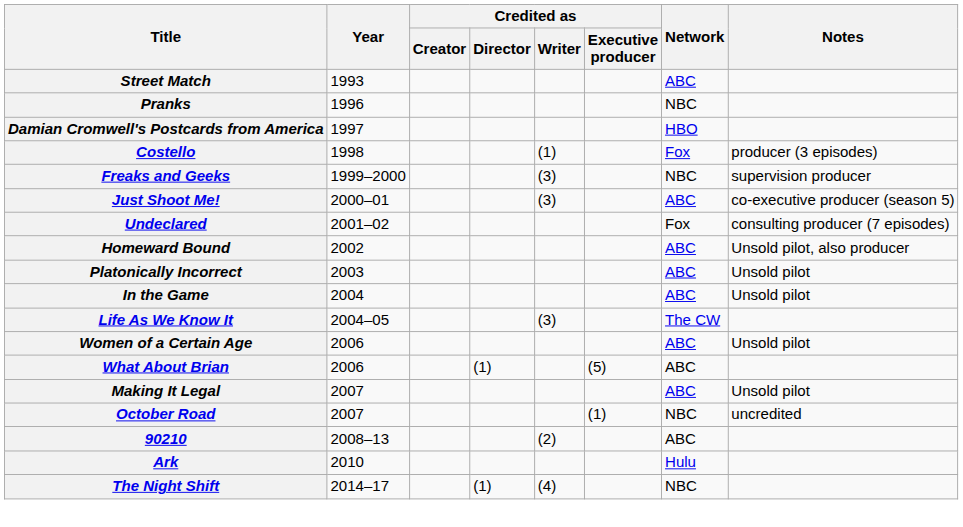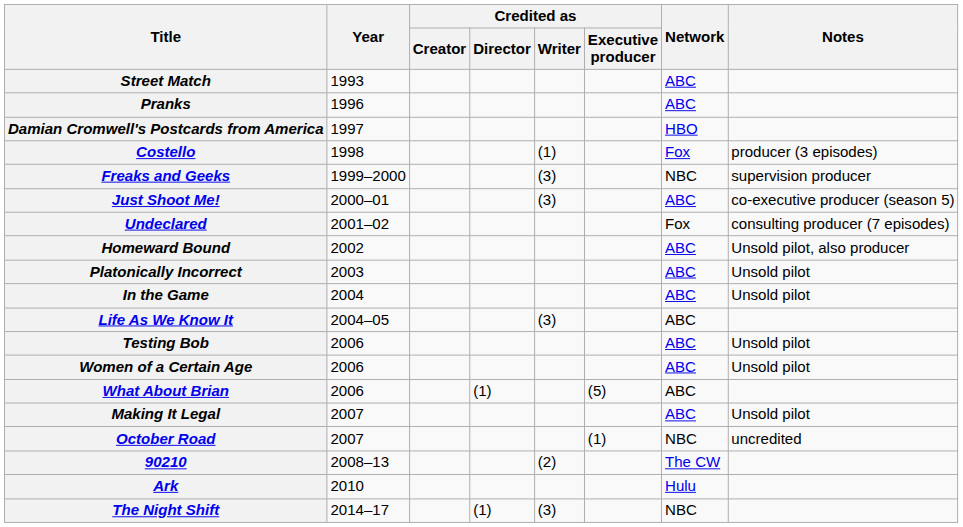(681, 104) NBC -> (681, 104) ABC
(693, 319) The CW -> (681, 319) ABC
+ row: (166, 343)
(681, 438) ABC -> (693, 462) The CW
(547, 486) (4) -> (547, 510) (3)
